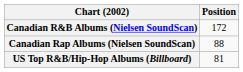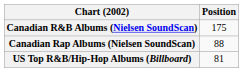(219, 28) 172 -> (219, 28) 175
